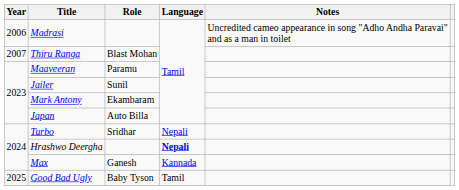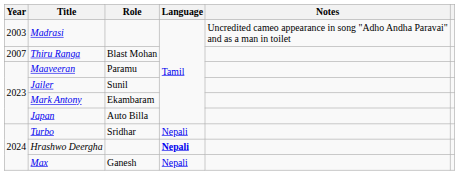(16, 33) 2006 -> (16, 33) 2003
(179, 162) Kannada -> (175, 162) Nepali
- row: (61, 178)
